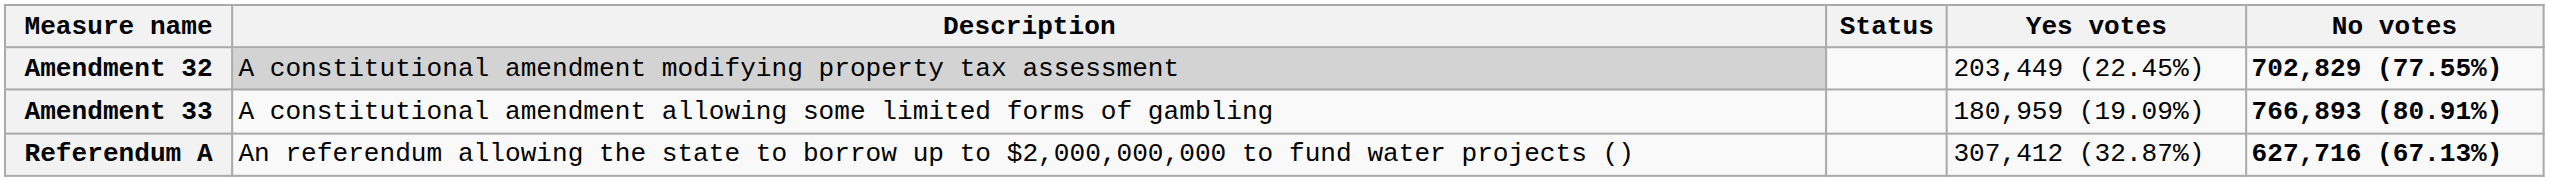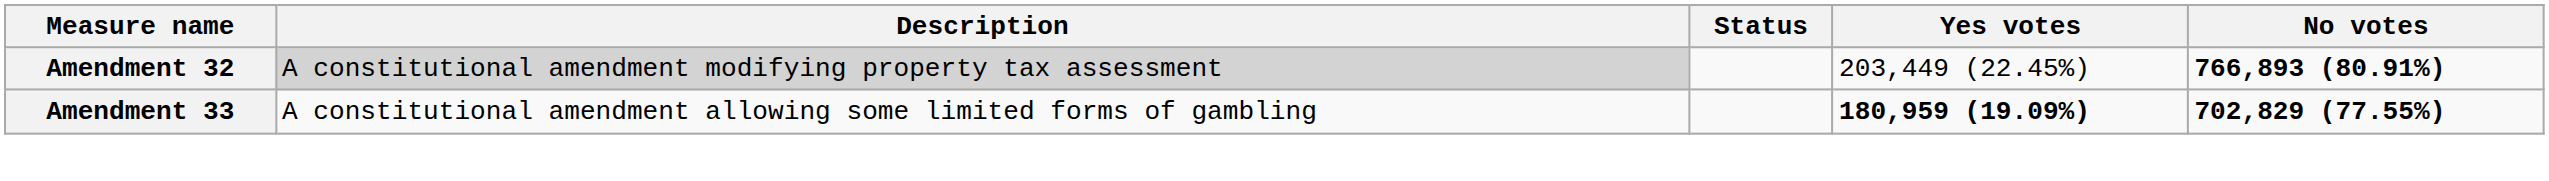(2377, 69) 702,829 (77.55%) -> (2320, 69) 766,893 (80.91%)
(2079, 111) normal -> (1965, 111) bold
(2377, 111) 766,893 (80.91%) -> (2320, 111) 702,829 (77.55%)
- row: (119, 154)
